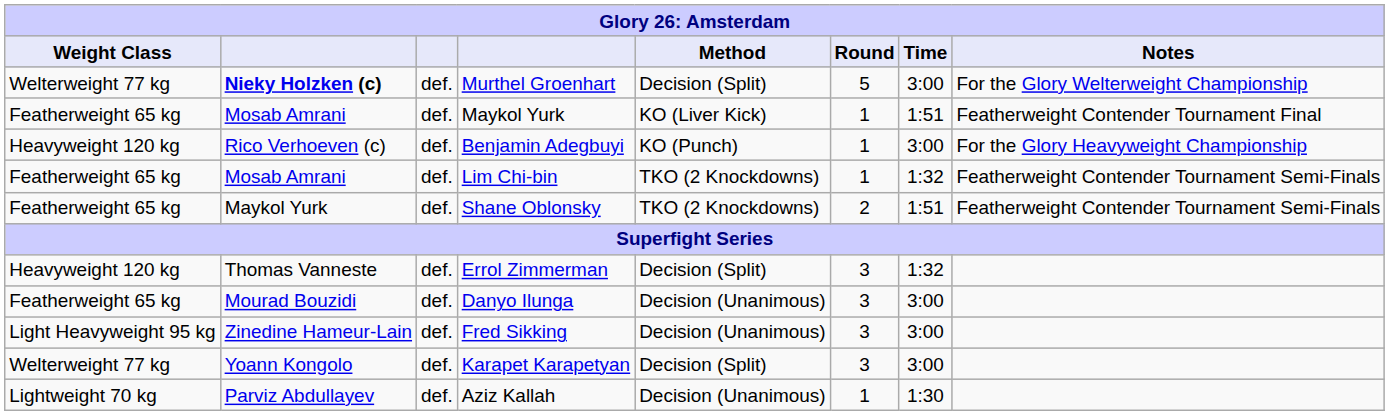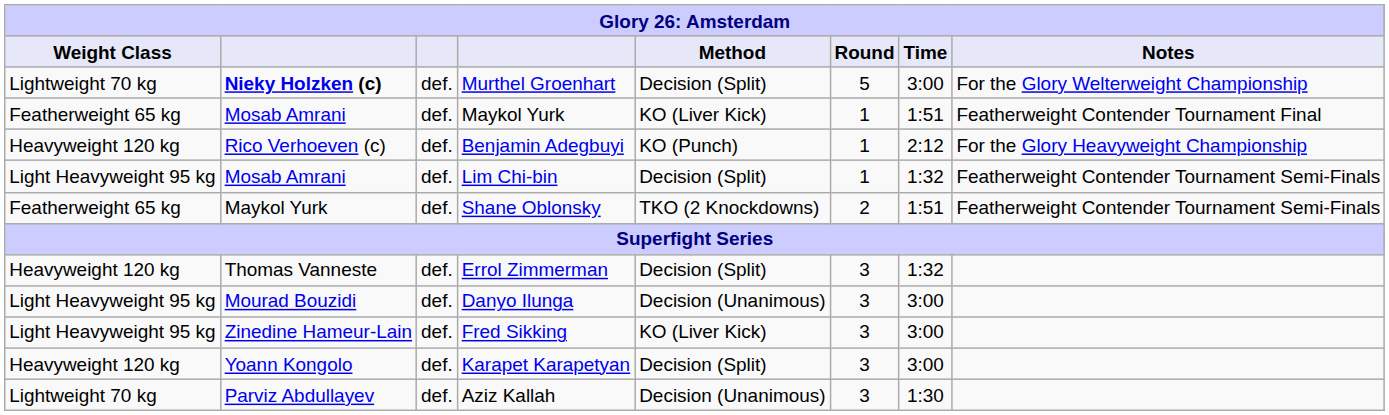(90, 83) Welterweight 77 kg -> (83, 83) Lightweight 70 kg
(925, 145) 3:00 -> (925, 145) 2:12
(95, 176) Featherweight 65 kg -> (112, 176) Light Heavyweight 95 kg
(729, 176) TKO (2 Knockdowns) -> (703, 176) Decision (Split)
(95, 301) Featherweight 65 kg -> (112, 301) Light Heavyweight 95 kg
(732, 332) Decision (Unanimous) -> (703, 332) KO (Liver Kick)
(90, 364) Welterweight 77 kg -> (95, 364) Heavyweight 120 kg
(865, 395) 1 -> (865, 395) 3
